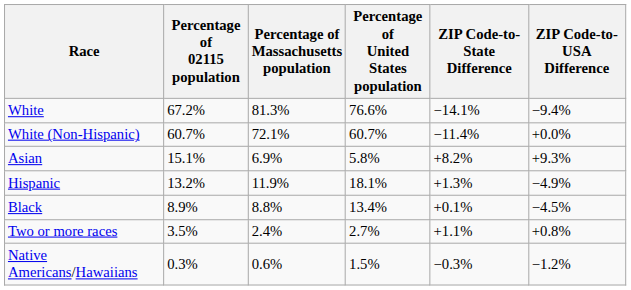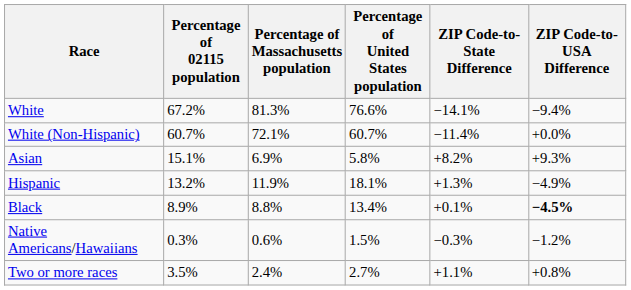(551, 207) normal -> (552, 207) bold
rows swapped: (73, 264) <-> (63, 231)
